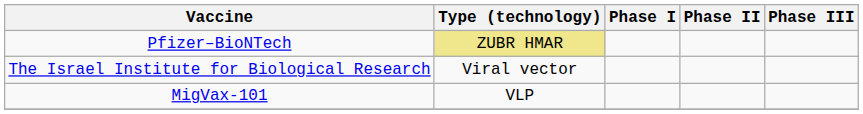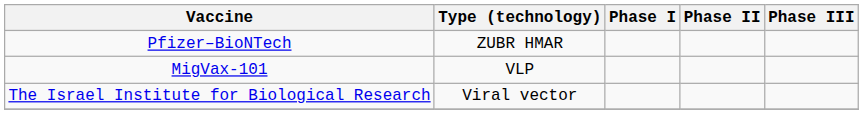(520, 44) khaki background -> (520, 44) no background
rows swapped: (220, 70) <-> (220, 96)
